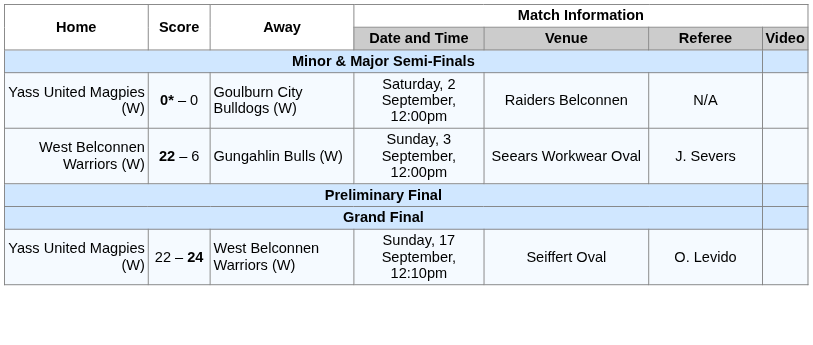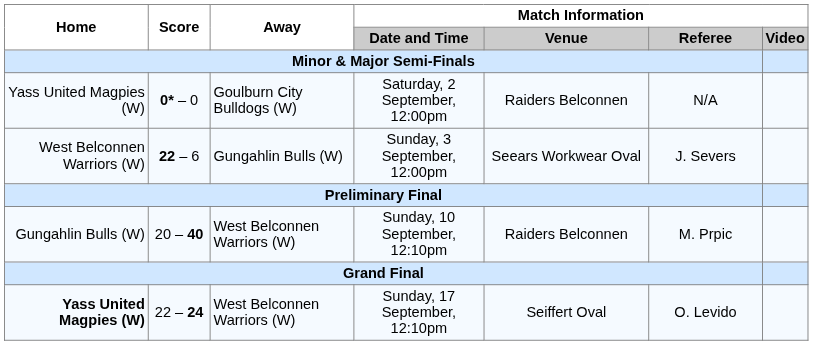+ row: (419, 234)
(77, 257) normal -> (102, 312) bold
